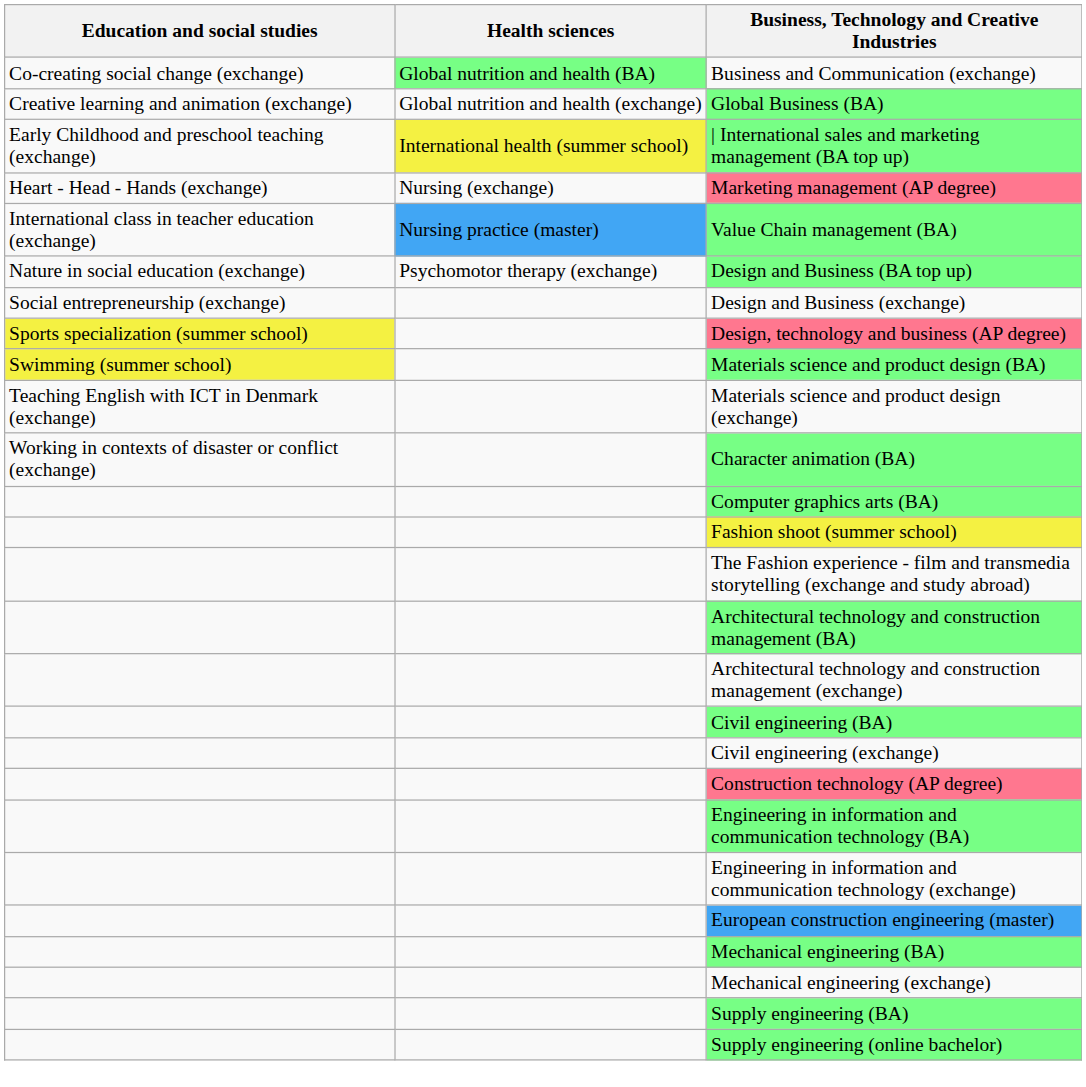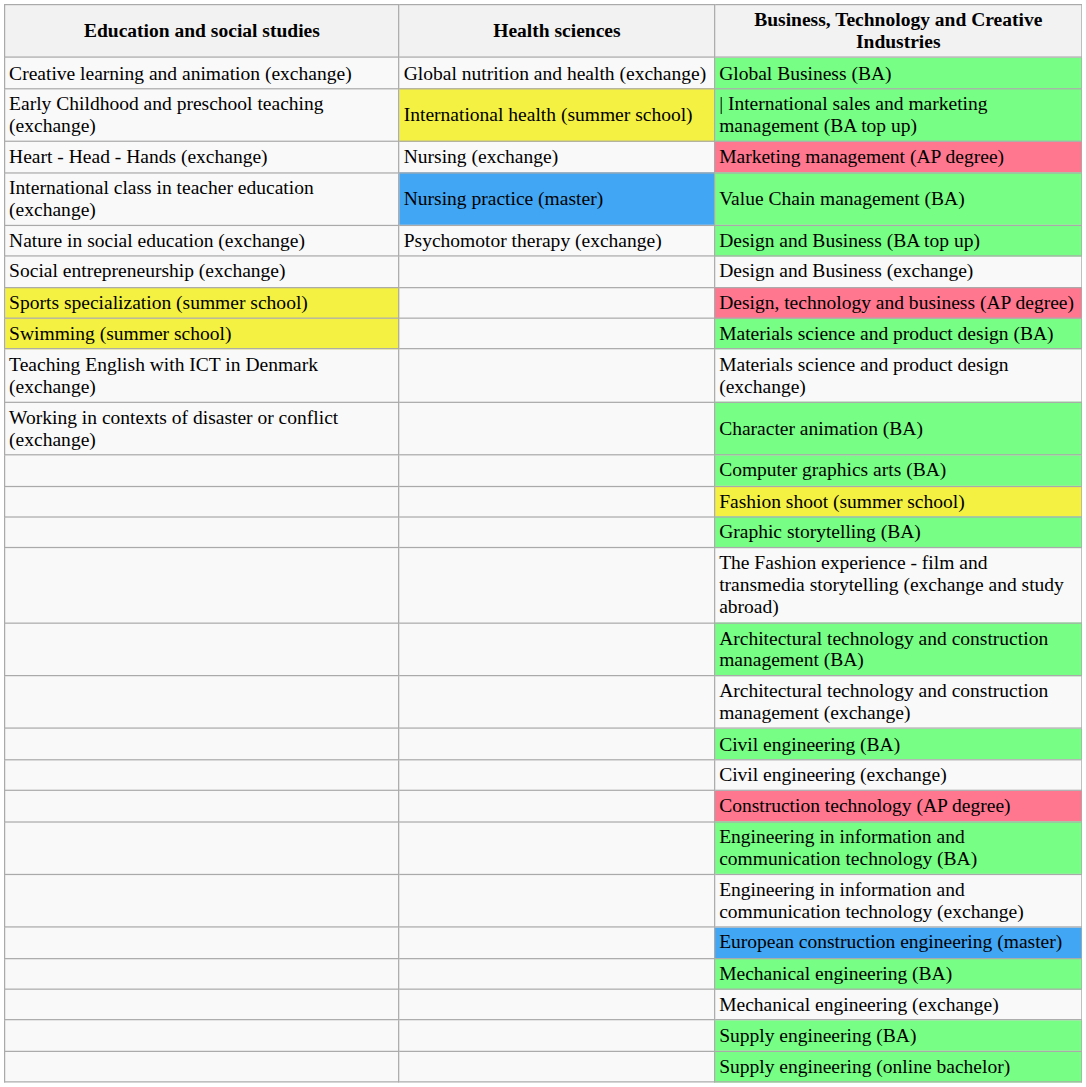- row: (873, 72)
+ row: (820, 532)
